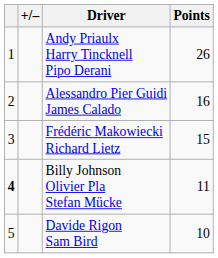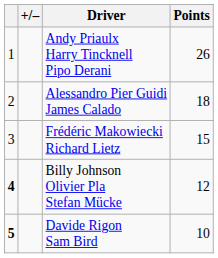(203, 101) 16 -> (203, 101) 18
(203, 187) 11 -> (203, 187) 12
(11, 234) normal -> (11, 234) bold
